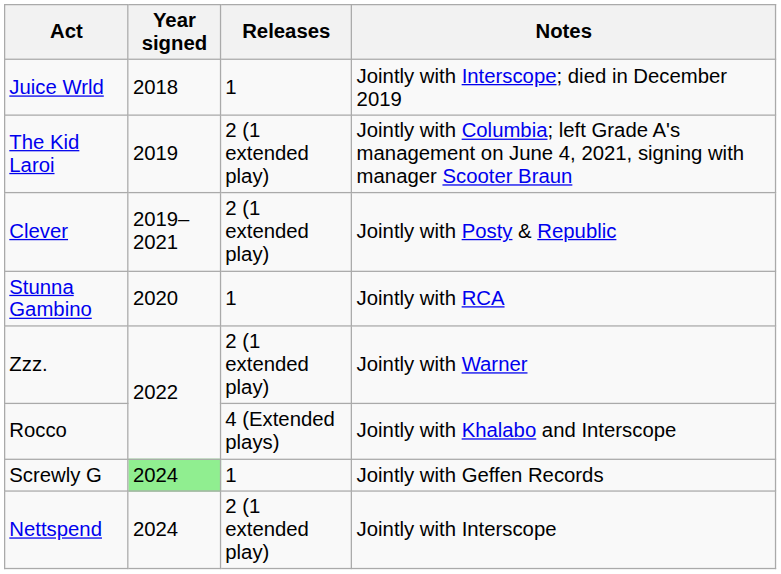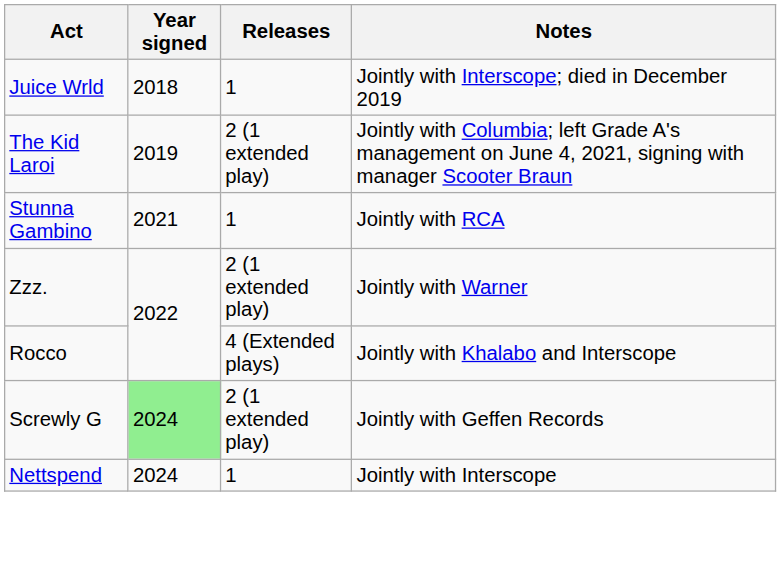- row: (39, 231)
(156, 298) 2020 -> (156, 220) 2021
(231, 474) 1 -> (267, 419) 2 (1 extended play)
(267, 529) 2 (1 extended play) -> (231, 474) 1
